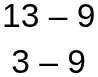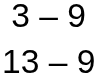rows swapped: (49, 62) <-> (49, 16)
